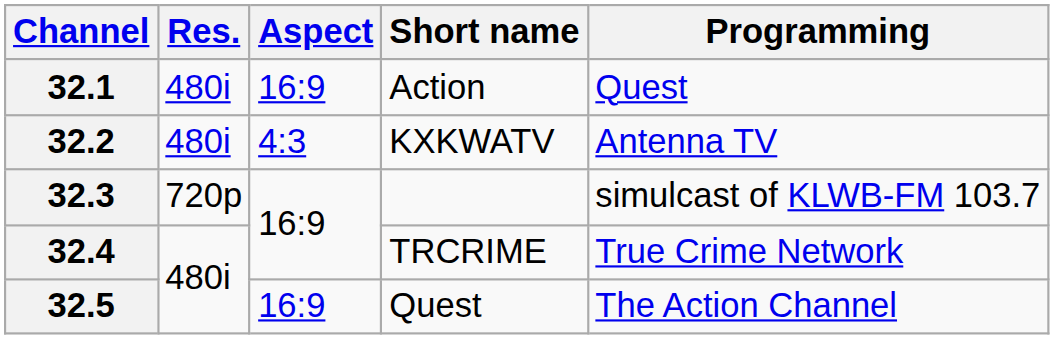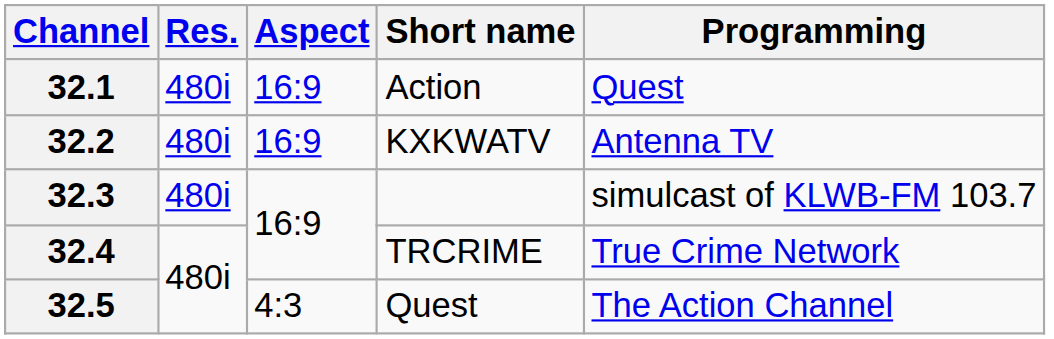(282, 141) 4:3 -> (288, 141) 16:9
(204, 196) 720p -> (198, 196) 480i
(292, 305) 16:9 -> (278, 305) 4:3
